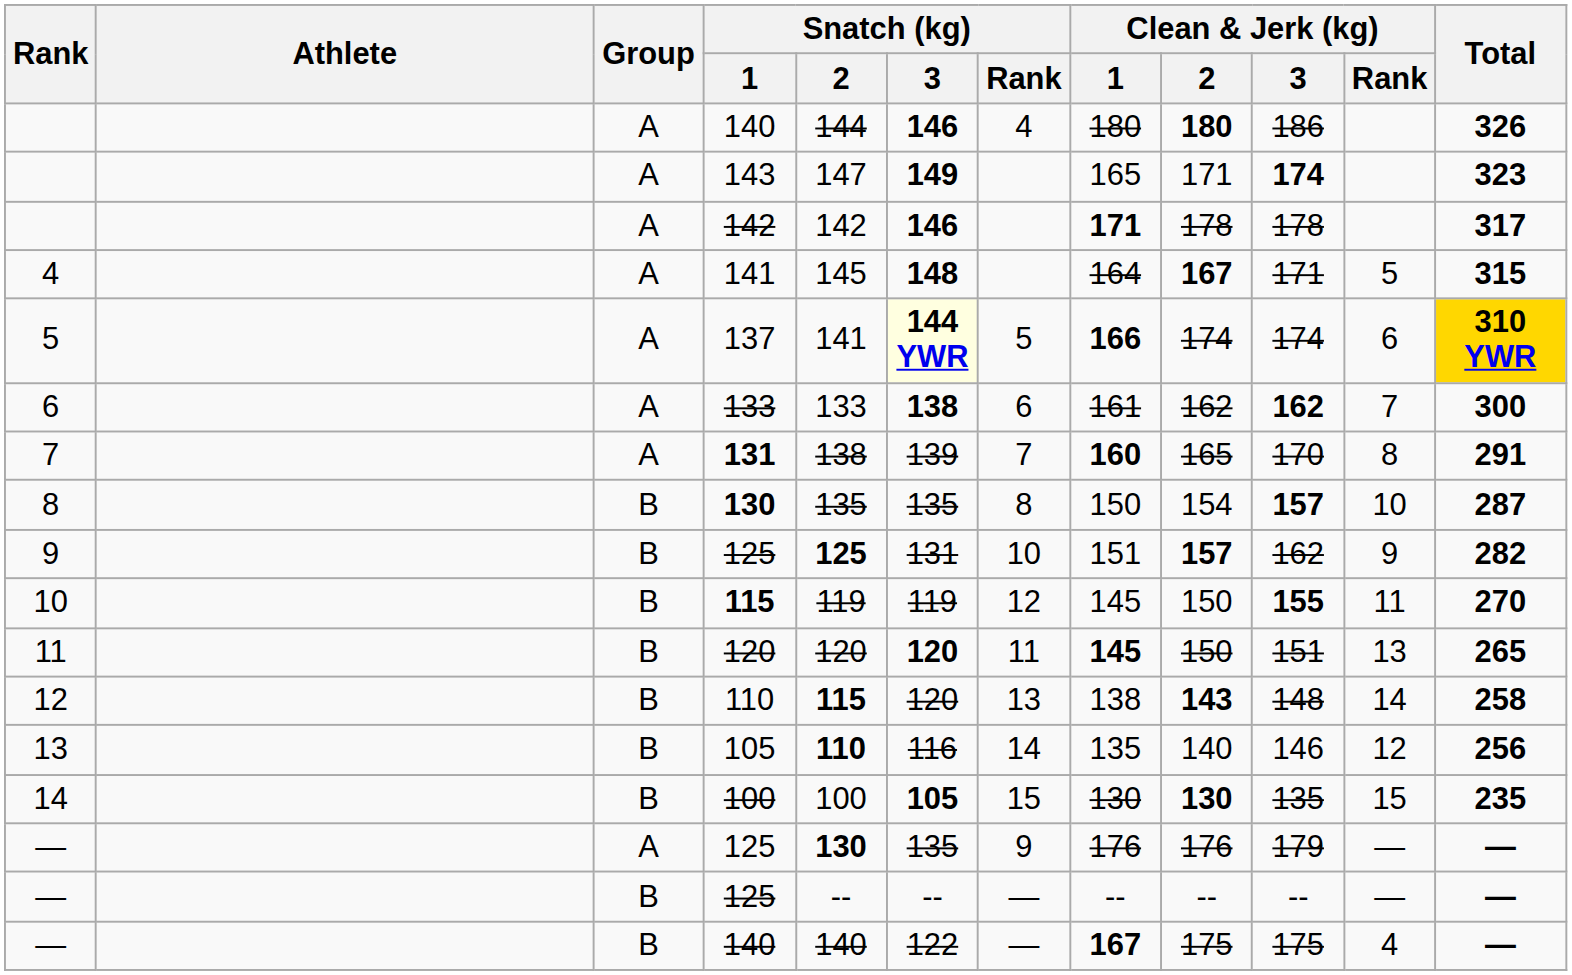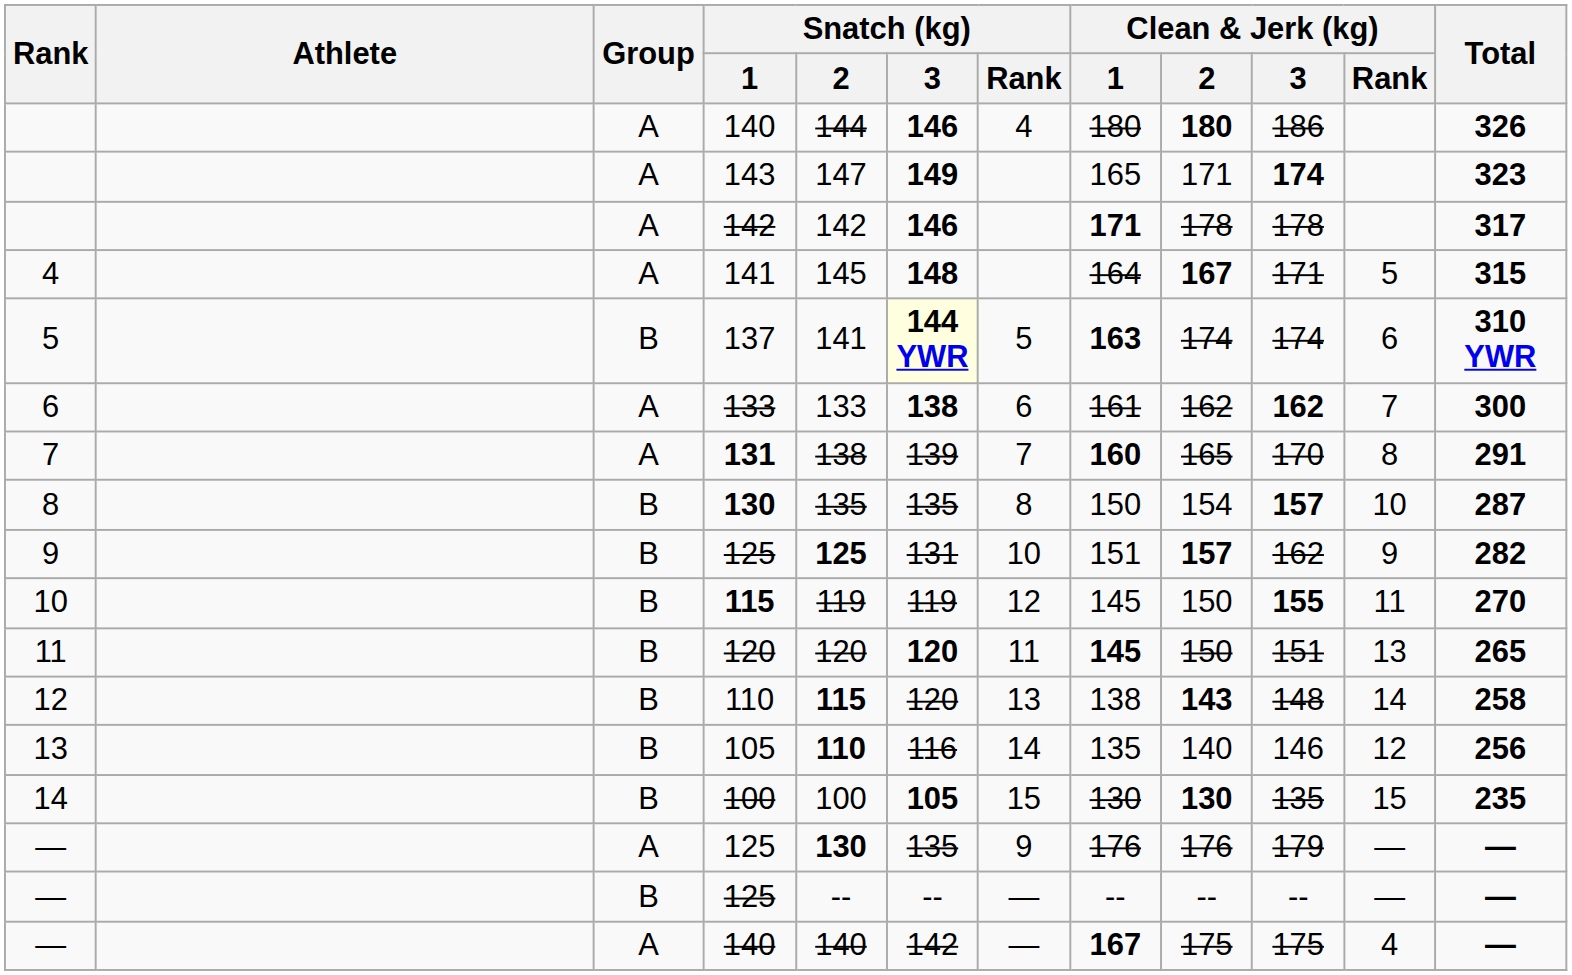(648, 340) A -> (648, 340) B
(1115, 340) 166 -> (1115, 340) 163
(1500, 340) gold background -> (1500, 340) no background
(648, 945) B -> (648, 945) A
(932, 945) 122 -> (932, 945) 142
